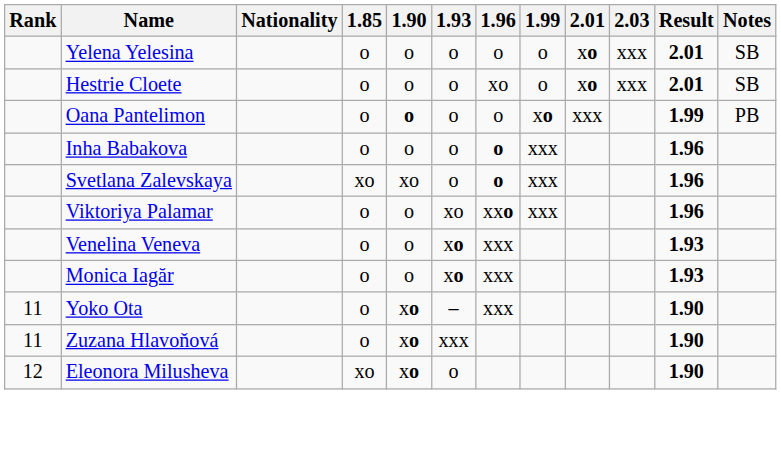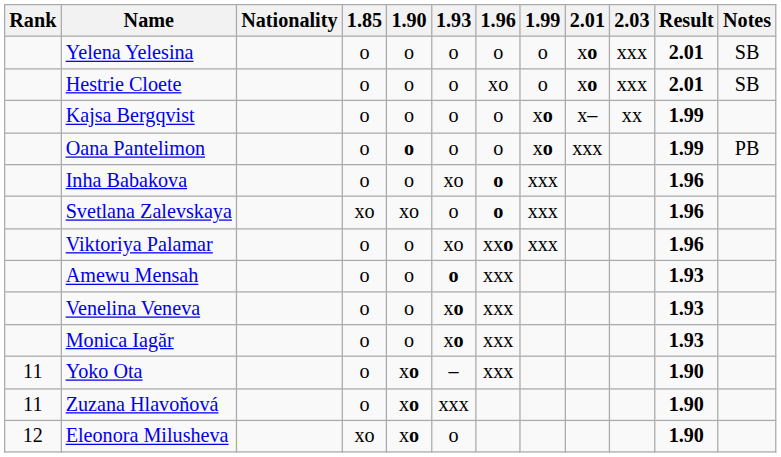+ row: (130, 116)
(454, 148) o -> (454, 180) xo
+ row: (132, 276)
